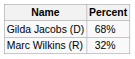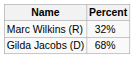rows swapped: (45, 29) <-> (45, 45)
